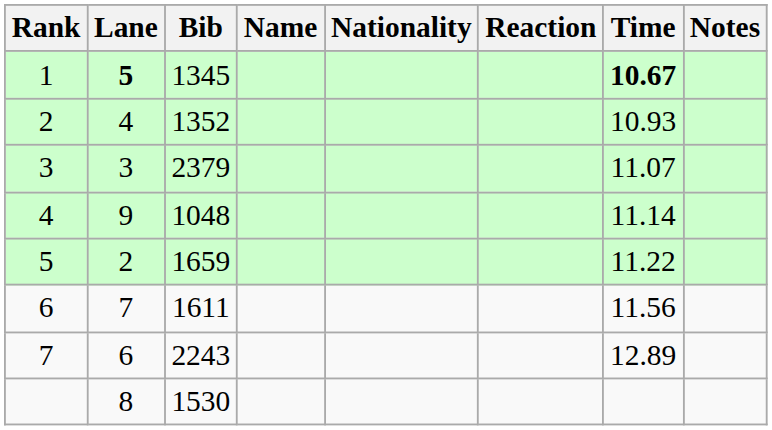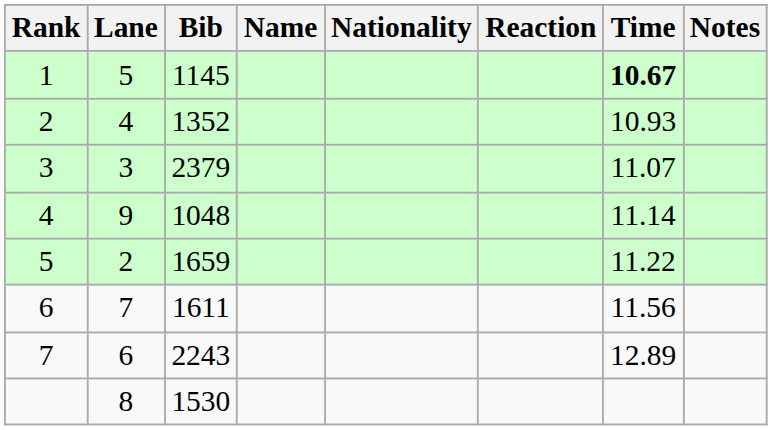(126, 74) bold -> (126, 74) normal
(201, 74) 1345 -> (201, 74) 1145
